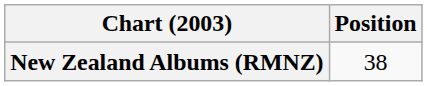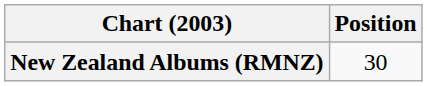(376, 61) 38 -> (376, 61) 30
